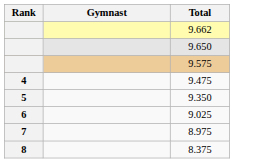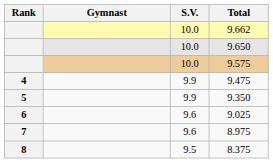+ column: (190, 13)
